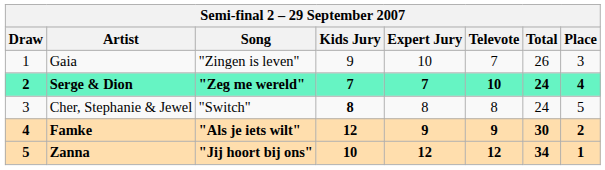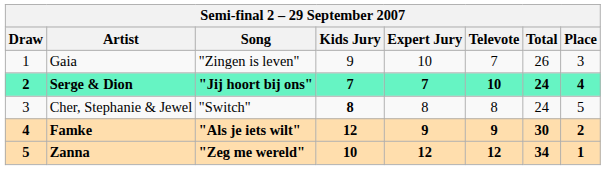(252, 84) "Zeg me wereld" -> (256, 84) "Jij hoort bij ons"
(256, 152) "Jij hoort bij ons" -> (252, 152) "Zeg me wereld"
